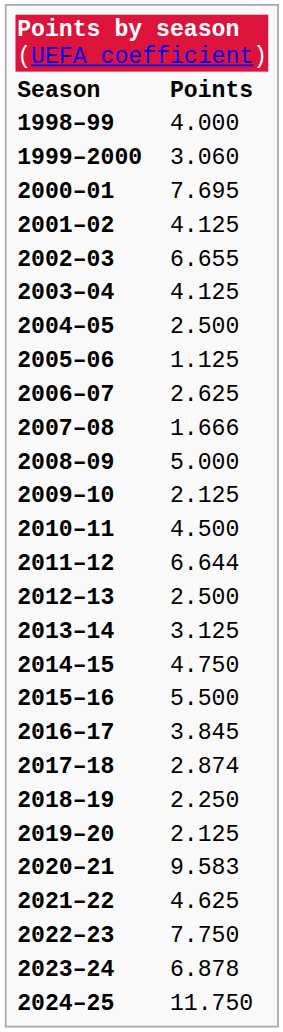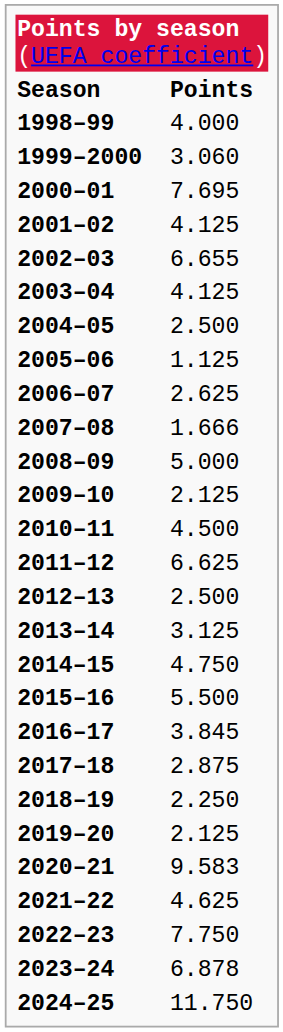(205, 563) 6.644 -> (205, 563) 6.625
(205, 766) 2.874 -> (205, 766) 2.875
